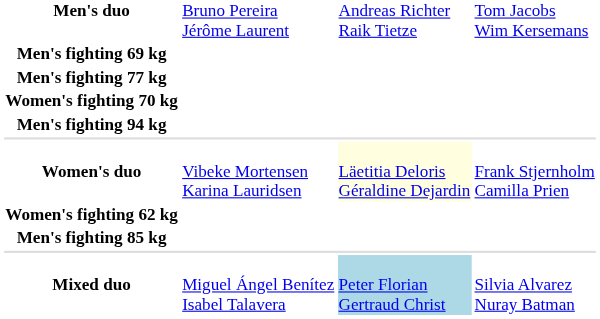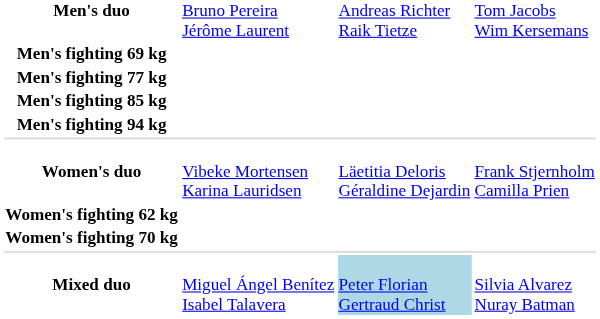rows swapped: (92, 237) <-> (92, 100)
(404, 181) lightyellow background -> (404, 181) no background
